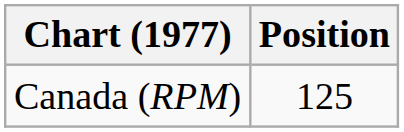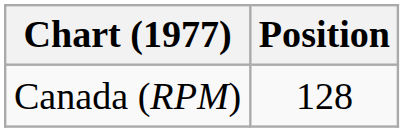(324, 95) 125 -> (324, 95) 128
